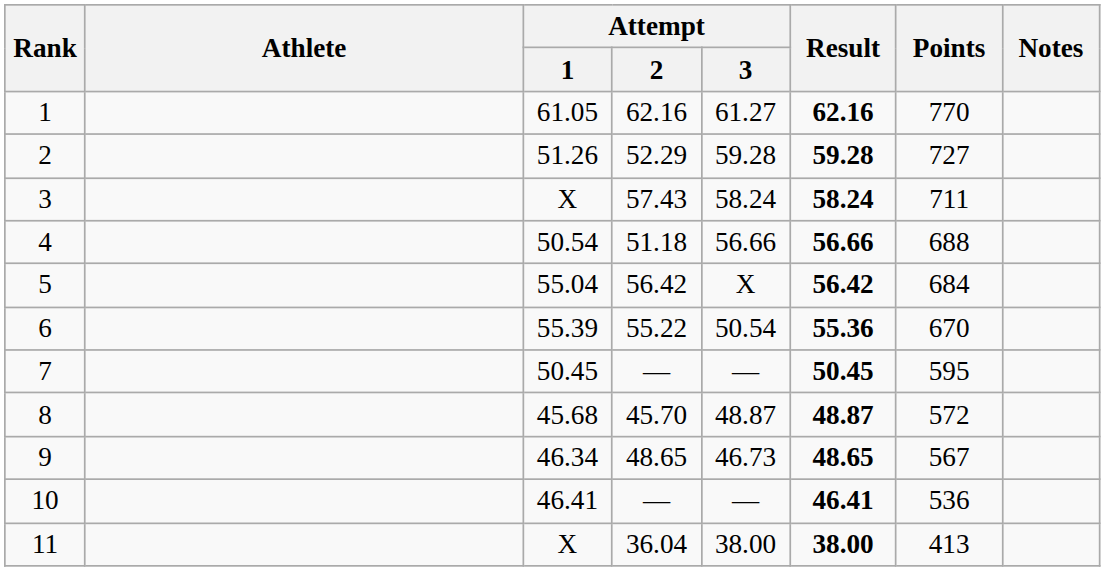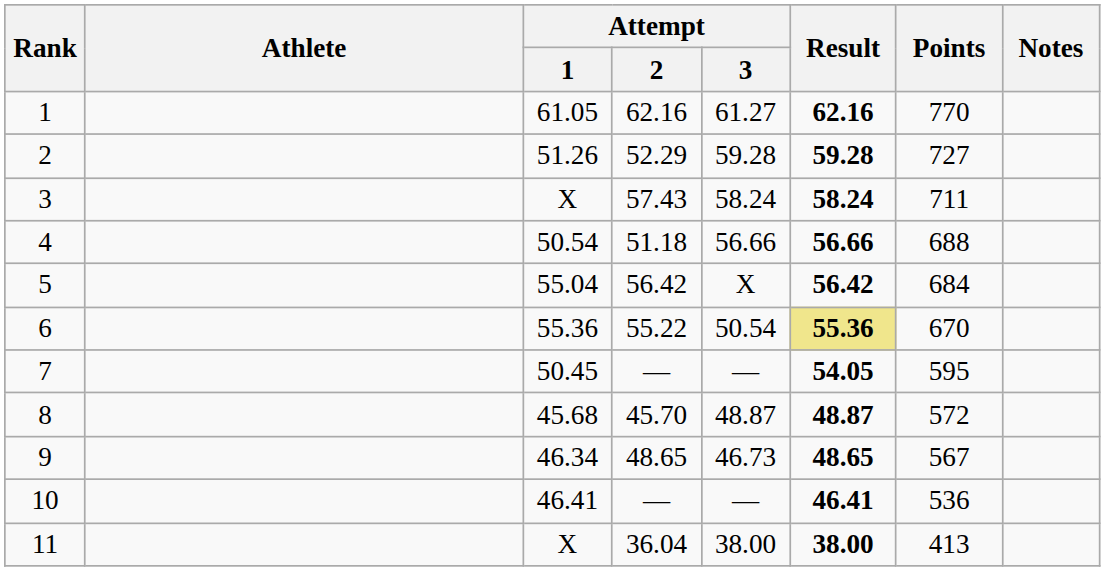(567, 328) 55.39 -> (567, 328) 55.36
(843, 328) no background -> (843, 328) khaki background
(843, 371) 50.45 -> (843, 371) 54.05
